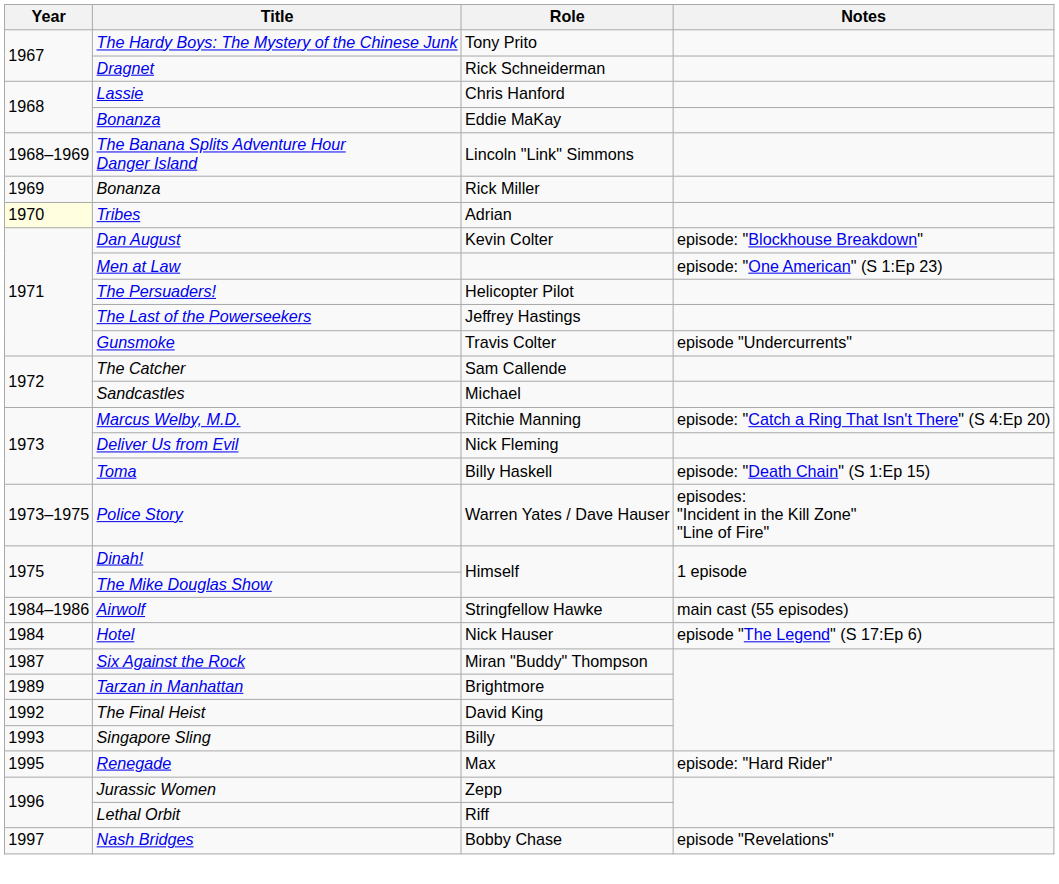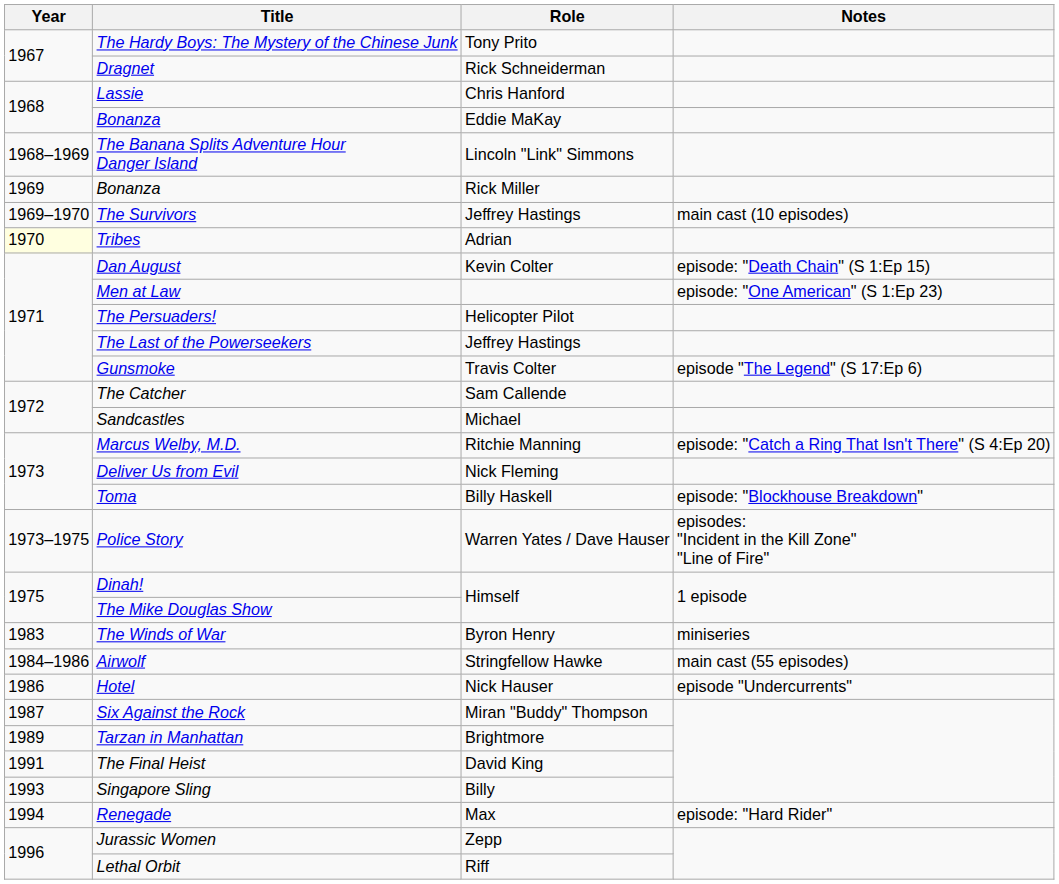+ row: (146, 214)
(800, 240) episode: "Blockhouse Breakdown" -> (804, 266) episode: "Death Chain" (S 1:Ep 15)
(764, 343) episode "Undercurrents" -> (800, 368) episode "The Legend" (S 17:Ep 6)
(804, 471) episode: "Death Chain" (S 1:Ep 15) -> (800, 496) episode: "Blockhouse Breakdown"
+ row: (161, 635)
(26, 635) 1984 -> (26, 686) 1986
(800, 635) episode "The Legend" (S 17:Ep 6) -> (764, 686) episode "Undercurrents"
(26, 712) 1992 -> (26, 763) 1991
(26, 763) 1995 -> (26, 815) 1994
- row: (145, 840)
